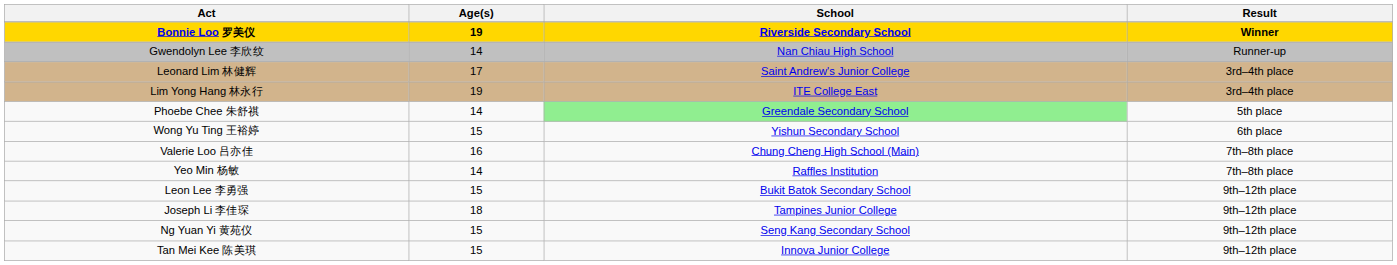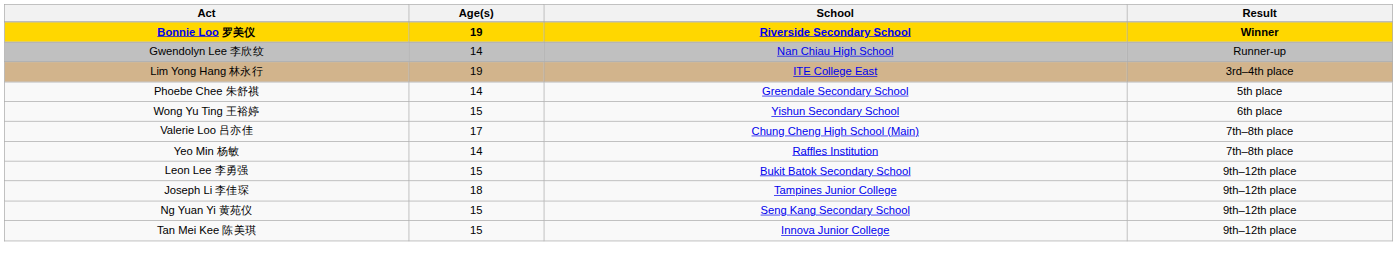- row: (206, 71)
(835, 111) lightgreen background -> (835, 91) no background
(476, 151) 16 -> (476, 131) 17
